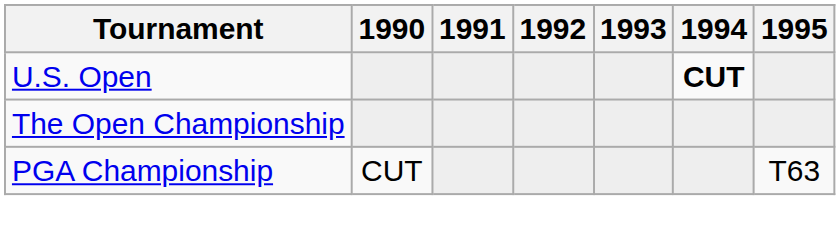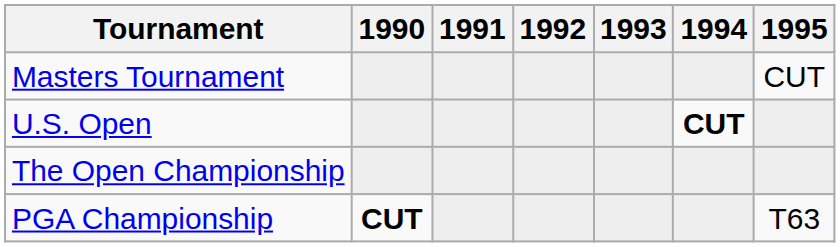+ row: (148, 76)
(392, 171) normal -> (392, 218) bold
